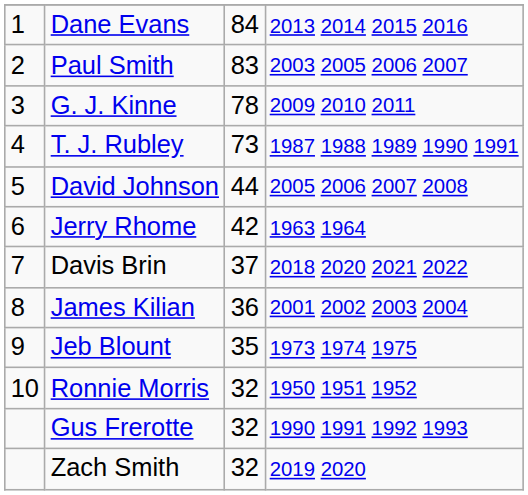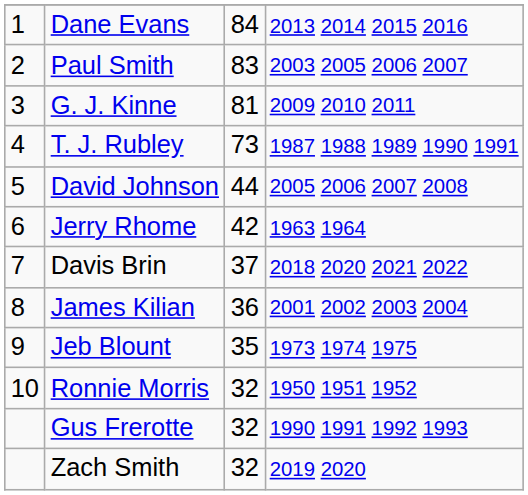(245, 105) 78 -> (245, 105) 81
